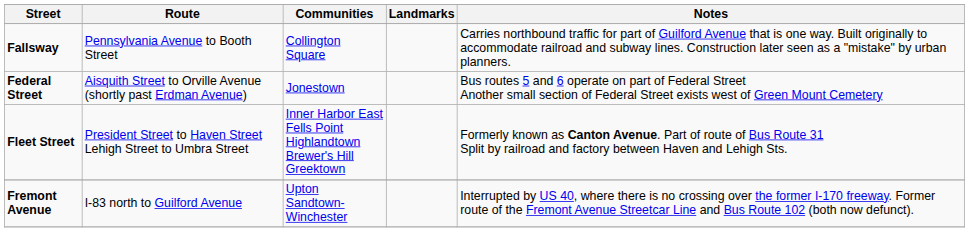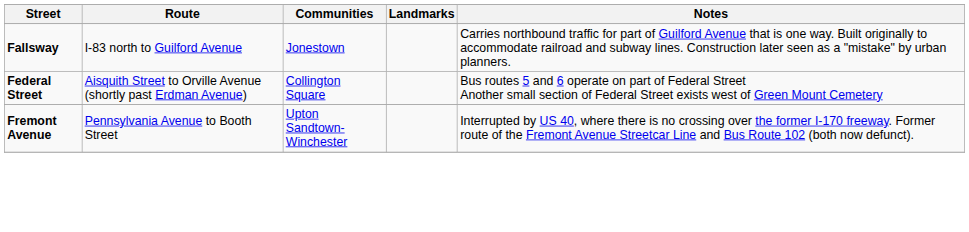(168, 47) Pennsylvania Avenue to Booth Street -> (163, 47) I-83 north to Guilford Avenue
(313, 47) Collington Square -> (315, 47) Jonestown
(315, 87) Jonestown -> (313, 87) Collington Square
- row: (41, 142)
(163, 203) I-83 north to Guilford Avenue -> (168, 128) Pennsylvania Avenue to Booth Street
